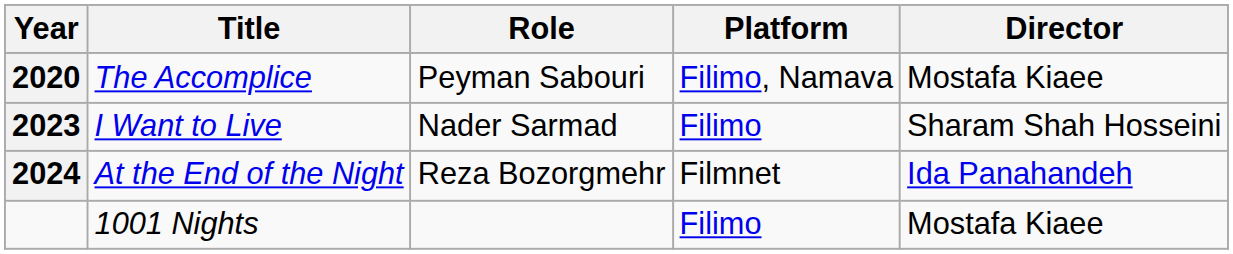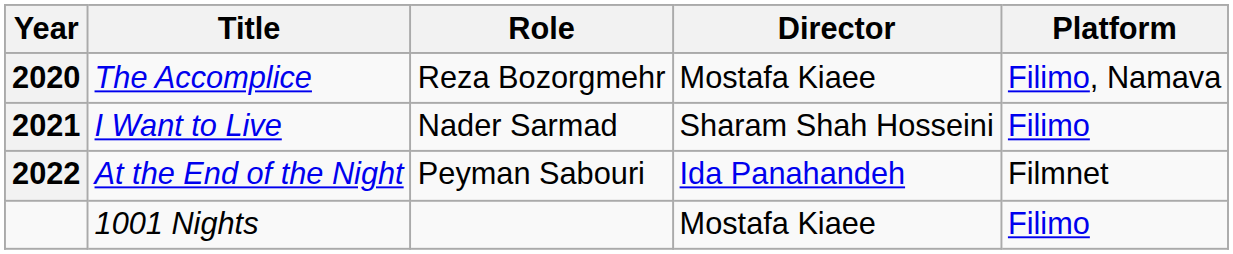columns swapped: (1064, 28) <-> (786, 28)
(531, 77) Peyman Sabouri -> (542, 77) Reza Bozorgmehr
(46, 126) 2023 -> (46, 126) 2021
(46, 175) 2024 -> (46, 175) 2022
(542, 175) Reza Bozorgmehr -> (531, 175) Peyman Sabouri
